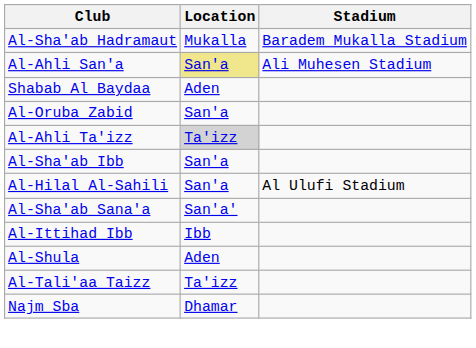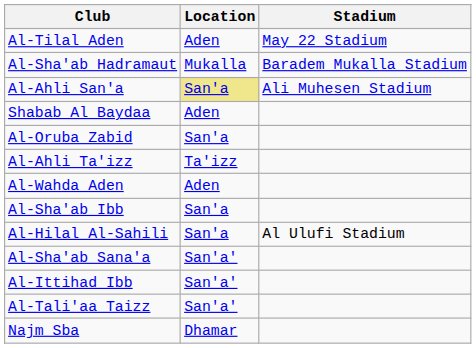+ row: (66, 41)
(211, 137) lightgrey background -> (211, 162) no background
+ row: (66, 186)
(197, 234) Ibb -> (211, 282) San'a'
- row: (44, 258)
(211, 282) Ta'izz -> (211, 306) San'a'
